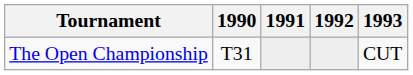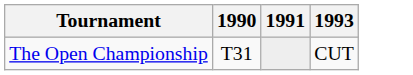- column: (334, 20)
